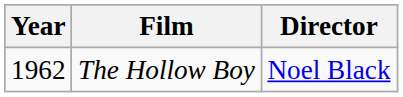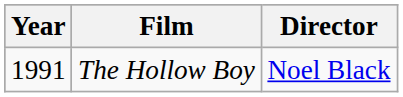(38, 69) 1962 -> (38, 69) 1991
